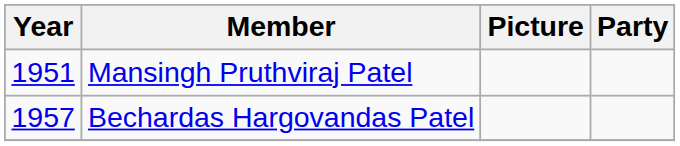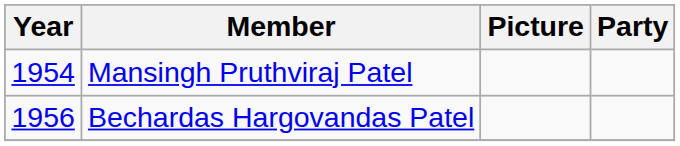(43, 72) 1951 -> (43, 72) 1954
(43, 117) 1957 -> (43, 117) 1956
